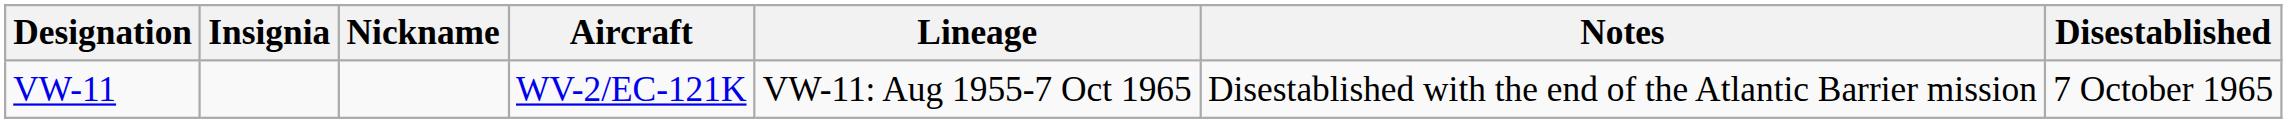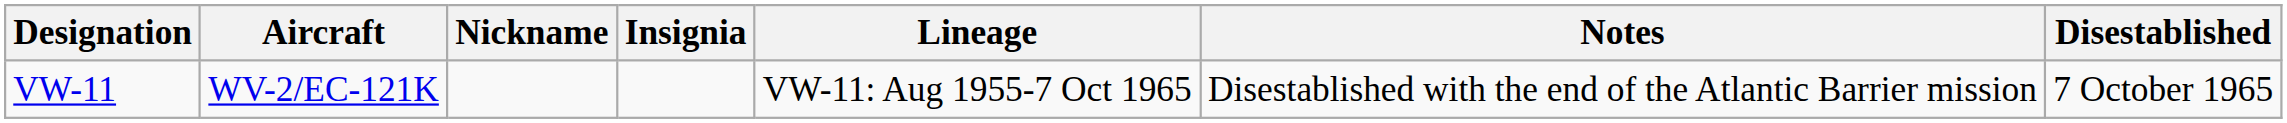columns swapped: (269, 32) <-> (631, 32)
